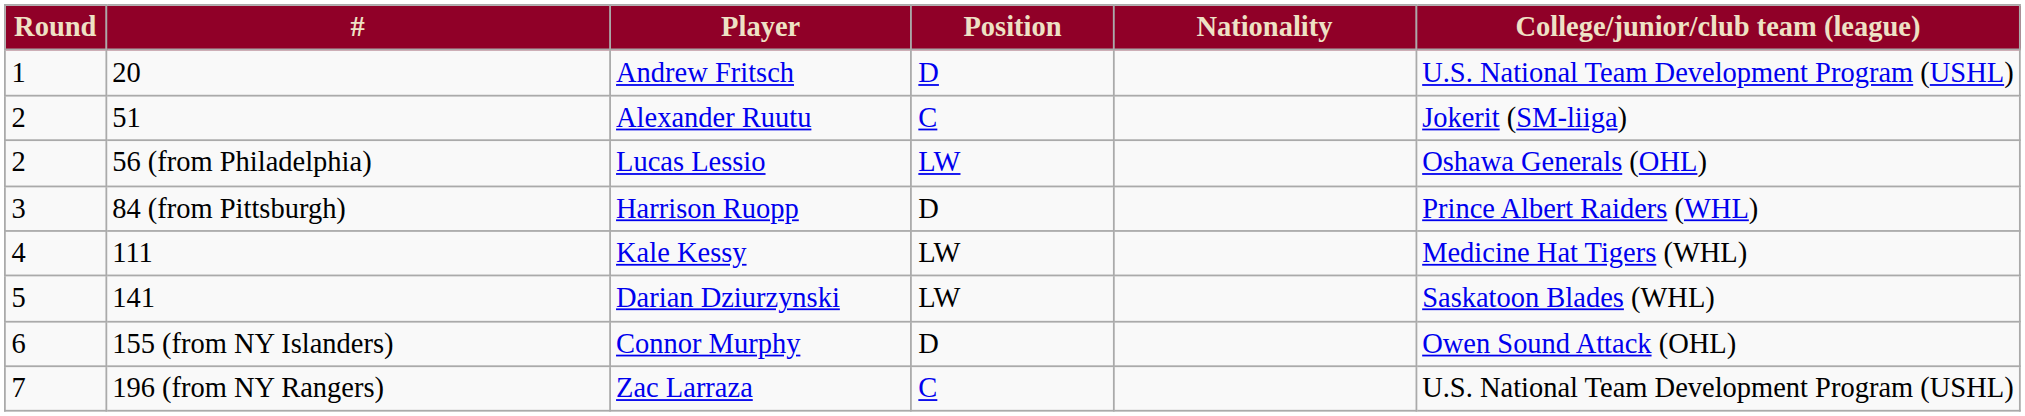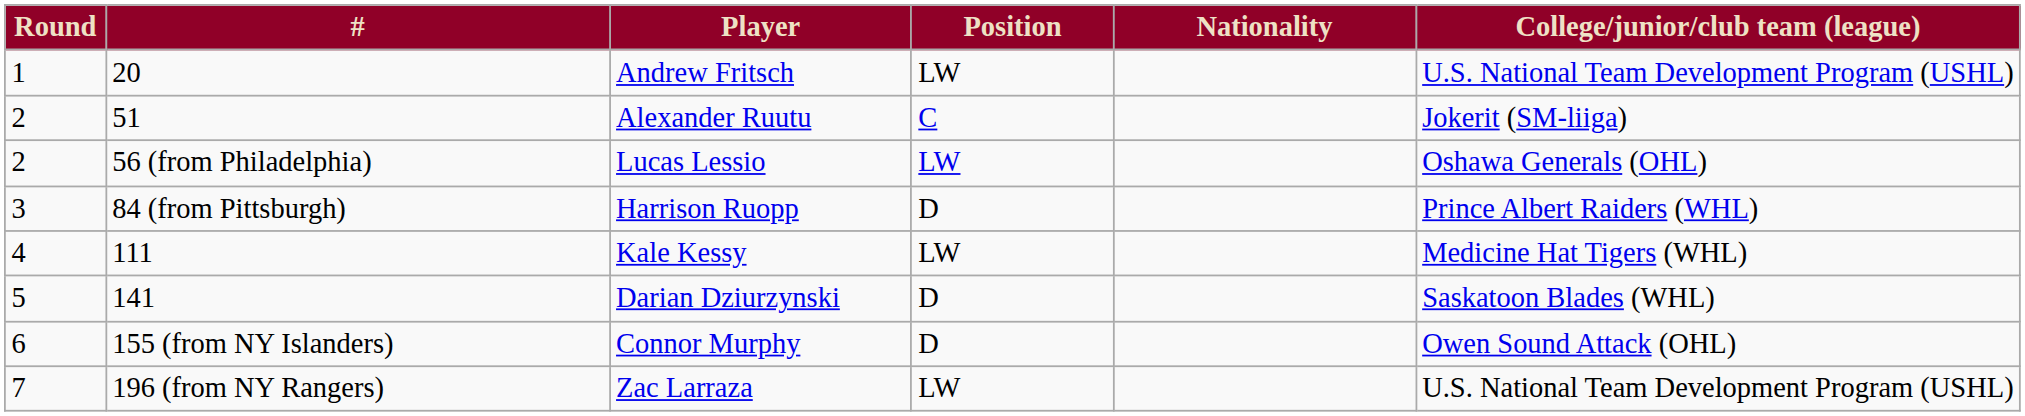(929, 72) D -> (939, 72) LW
(939, 298) LW -> (929, 298) D
(928, 388) C -> (939, 388) LW
